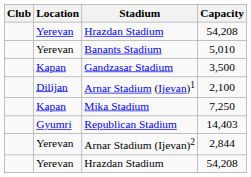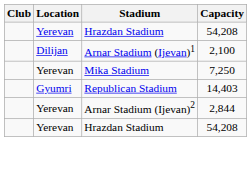- row: (123, 49)
- row: (129, 67)
(51, 106) Kapan -> (55, 70) Yerevan
